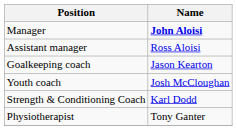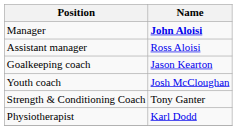(174, 99) Karl Dodd -> (178, 99) Tony Ganter
(178, 116) Tony Ganter -> (174, 116) Karl Dodd
